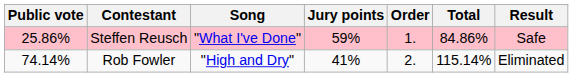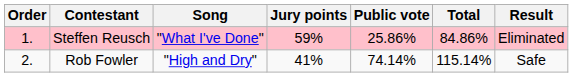columns swapped: (410, 15) <-> (46, 15)
(531, 38) Safe -> (531, 38) Eliminated
(531, 60) Eliminated -> (531, 60) Safe
